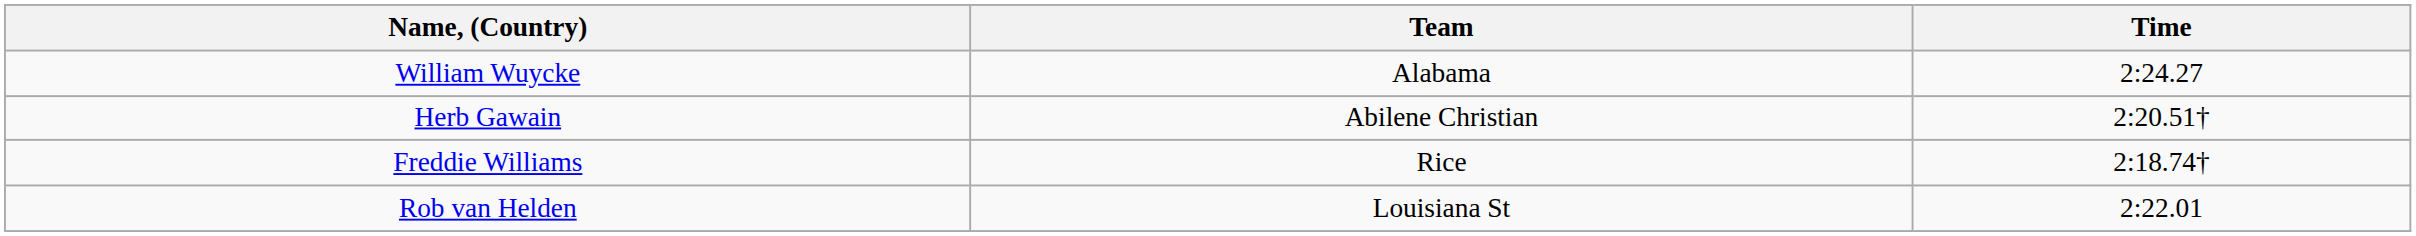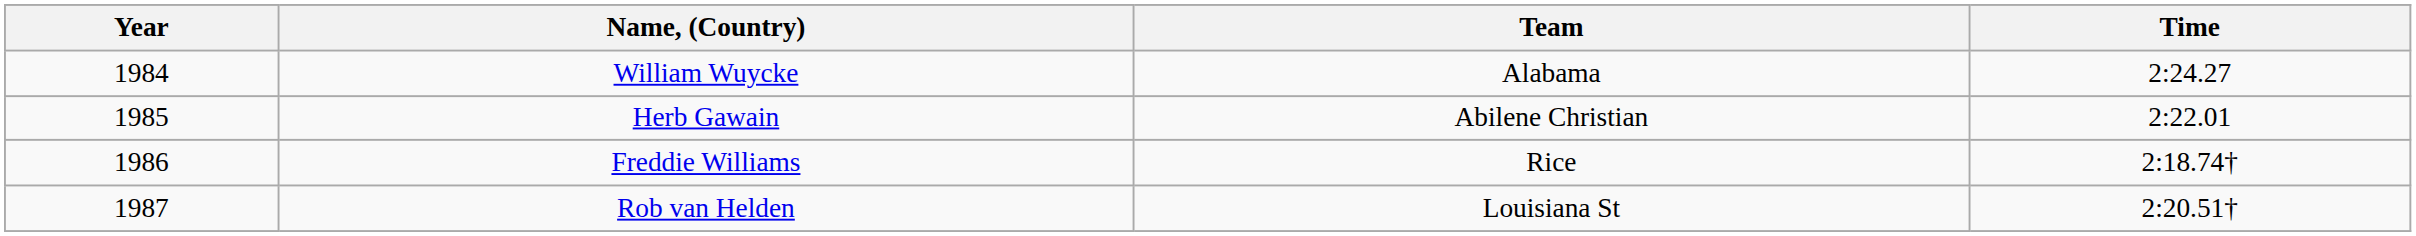+ column: (141, 27)
(2161, 117) 2:20.51† -> (2190, 117) 2:22.01
(2161, 207) 2:22.01 -> (2190, 207) 2:20.51†
